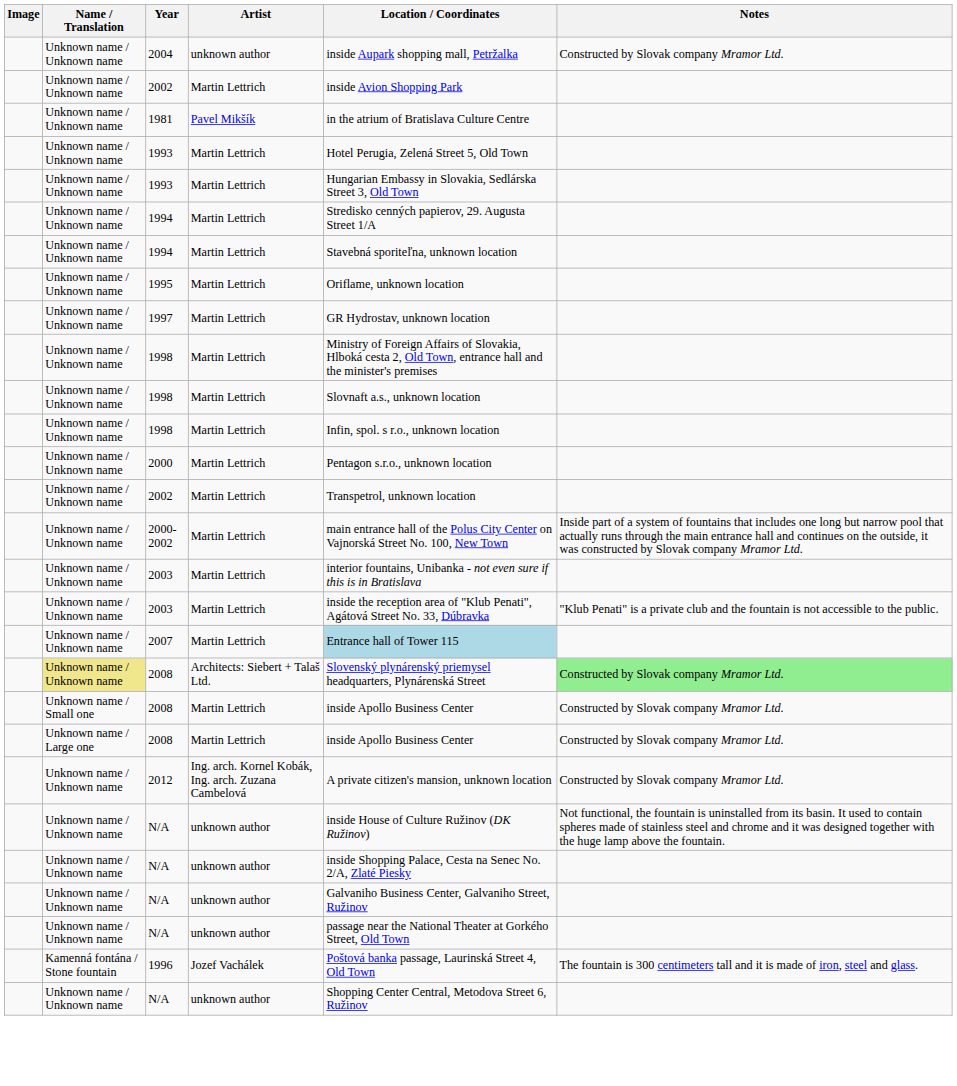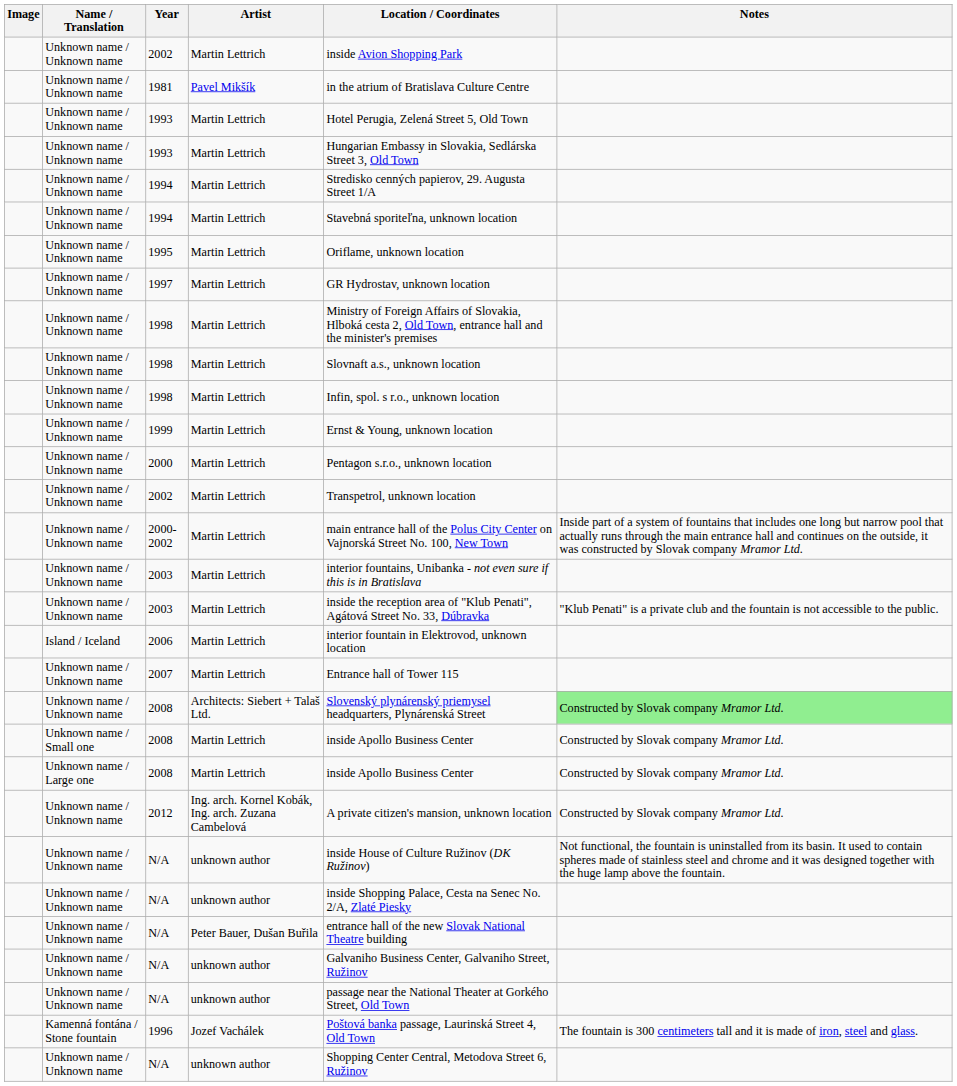- row: (160, 53)
+ row: (160, 430)
+ row: (160, 641)
(393, 641) lightblue background -> (393, 674) no background
(87, 674) khaki background -> (87, 707) no background
+ row: (159, 932)
